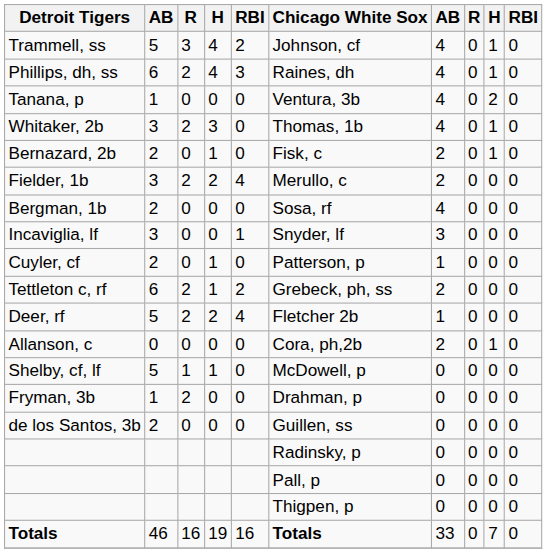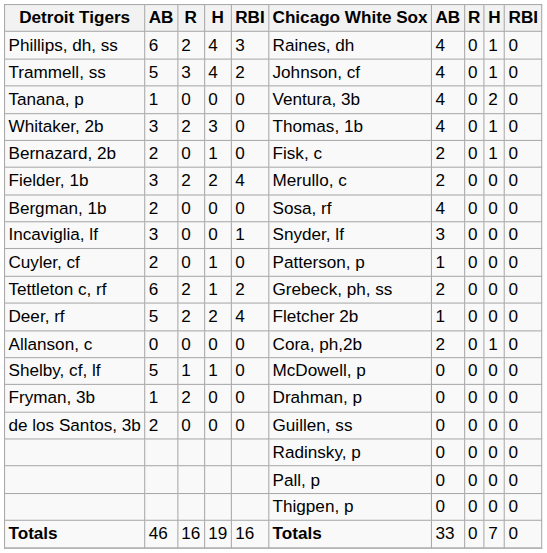rows swapped: (63, 72) <-> (57, 45)
